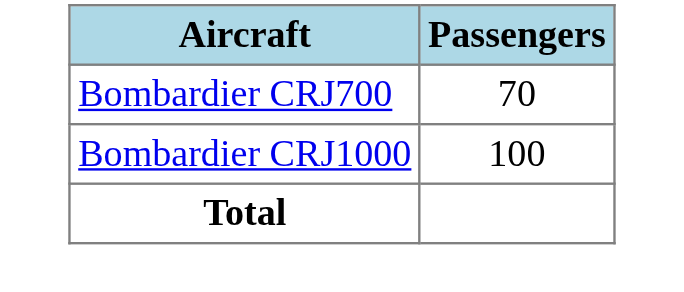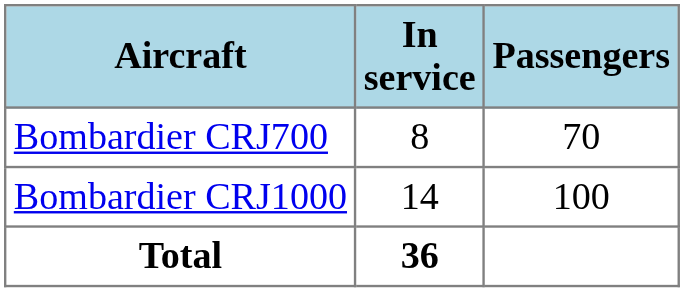+ column: (420, 55)
